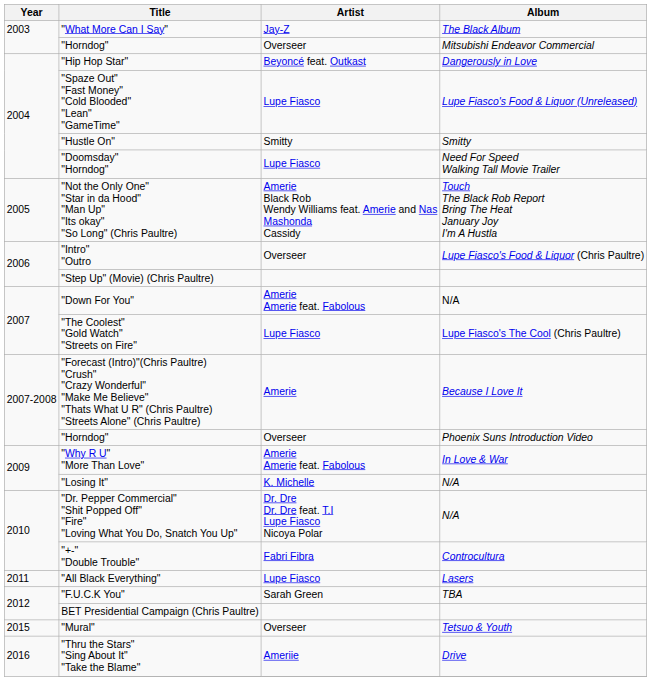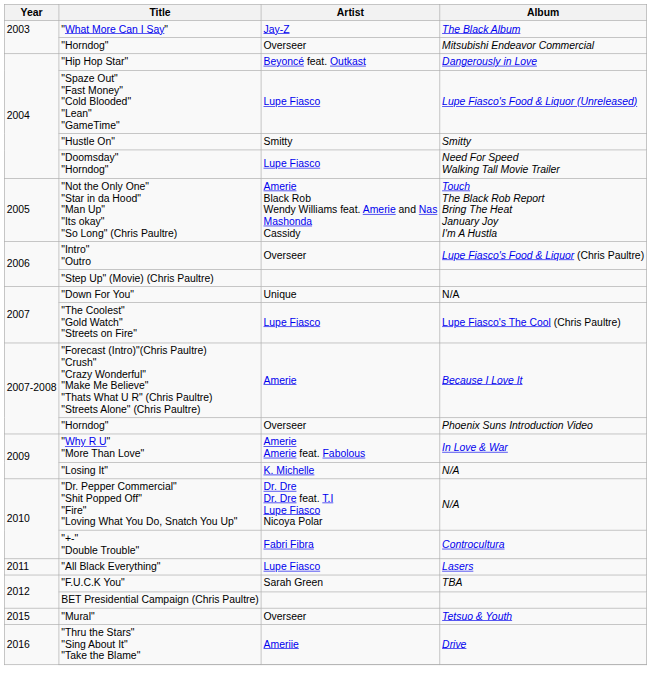(314, 300) Amerie Amerie feat. Fabolous -> (280, 294) Unique
